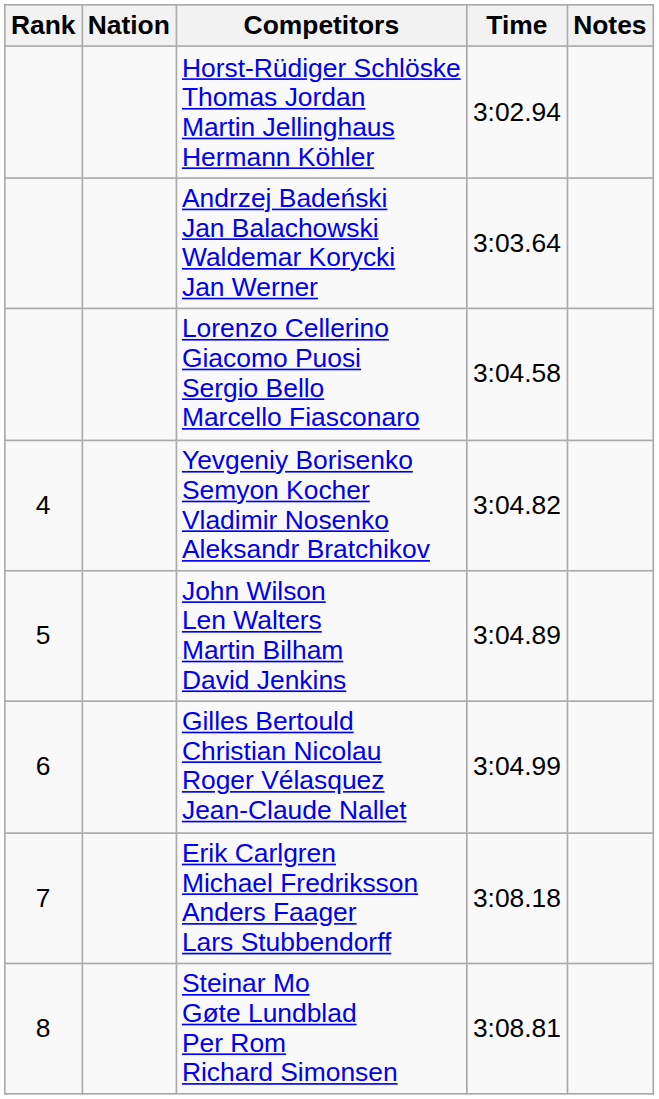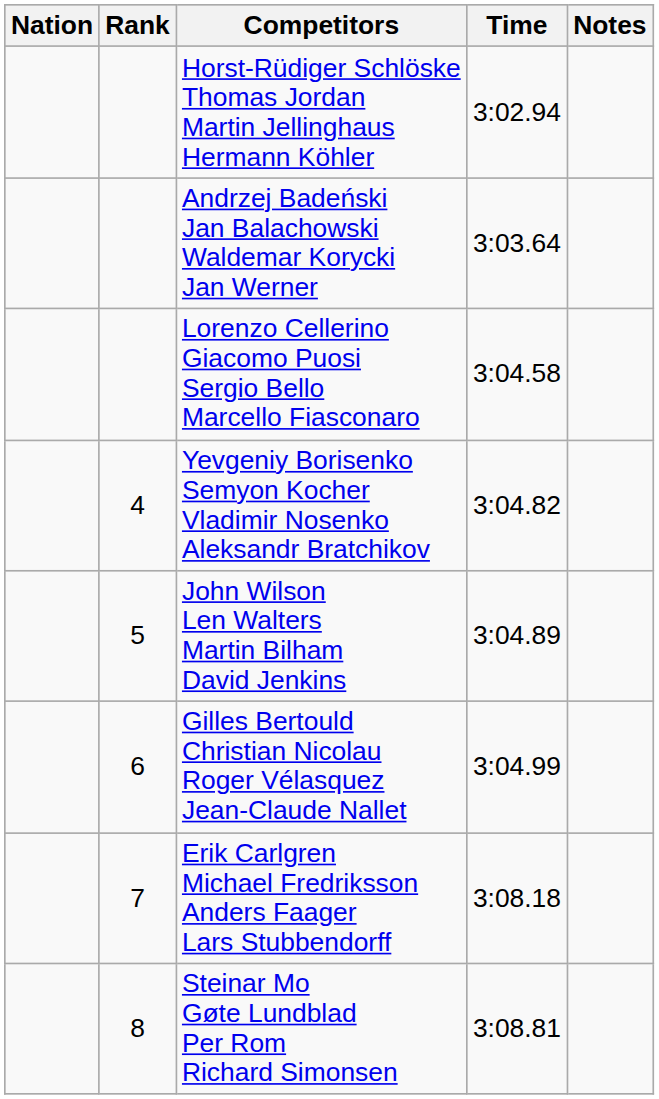columns swapped: (43, 25) <-> (129, 25)
